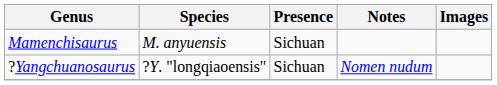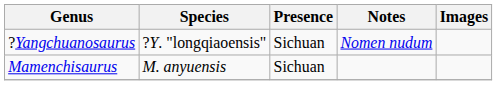rows swapped: (63, 42) <-> (72, 67)
